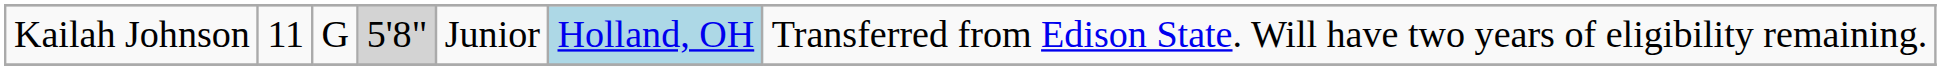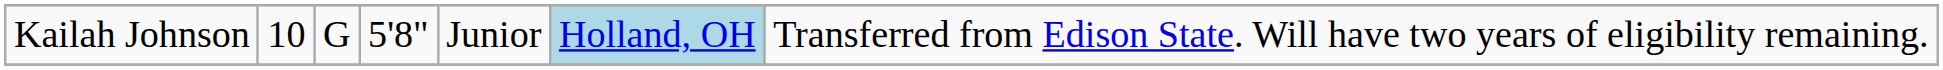(286, 34) 11 -> (286, 34) 10
(397, 34) lightgrey background -> (398, 34) no background
